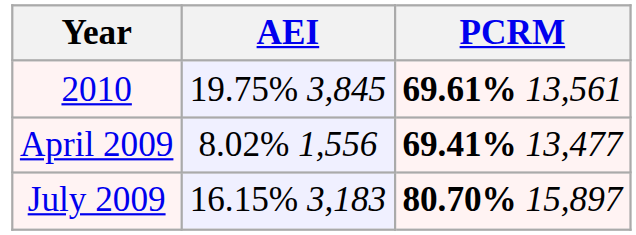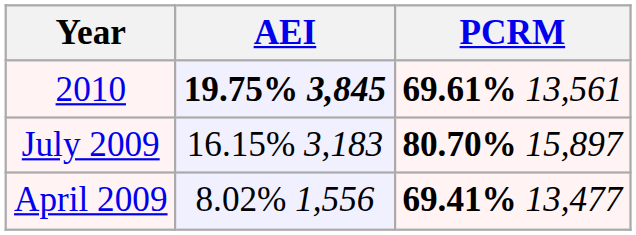(288, 88) normal -> (285, 88) bold
rows swapped: (97, 200) <-> (97, 144)
